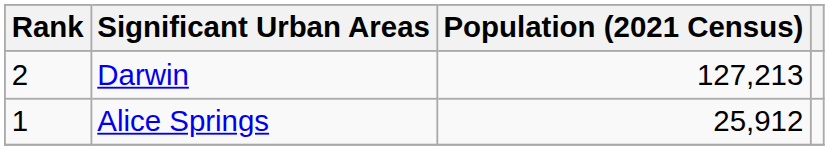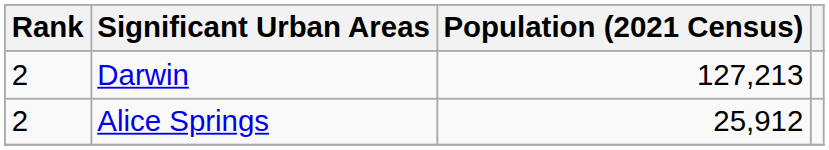(20, 121) 1 -> (20, 121) 2
